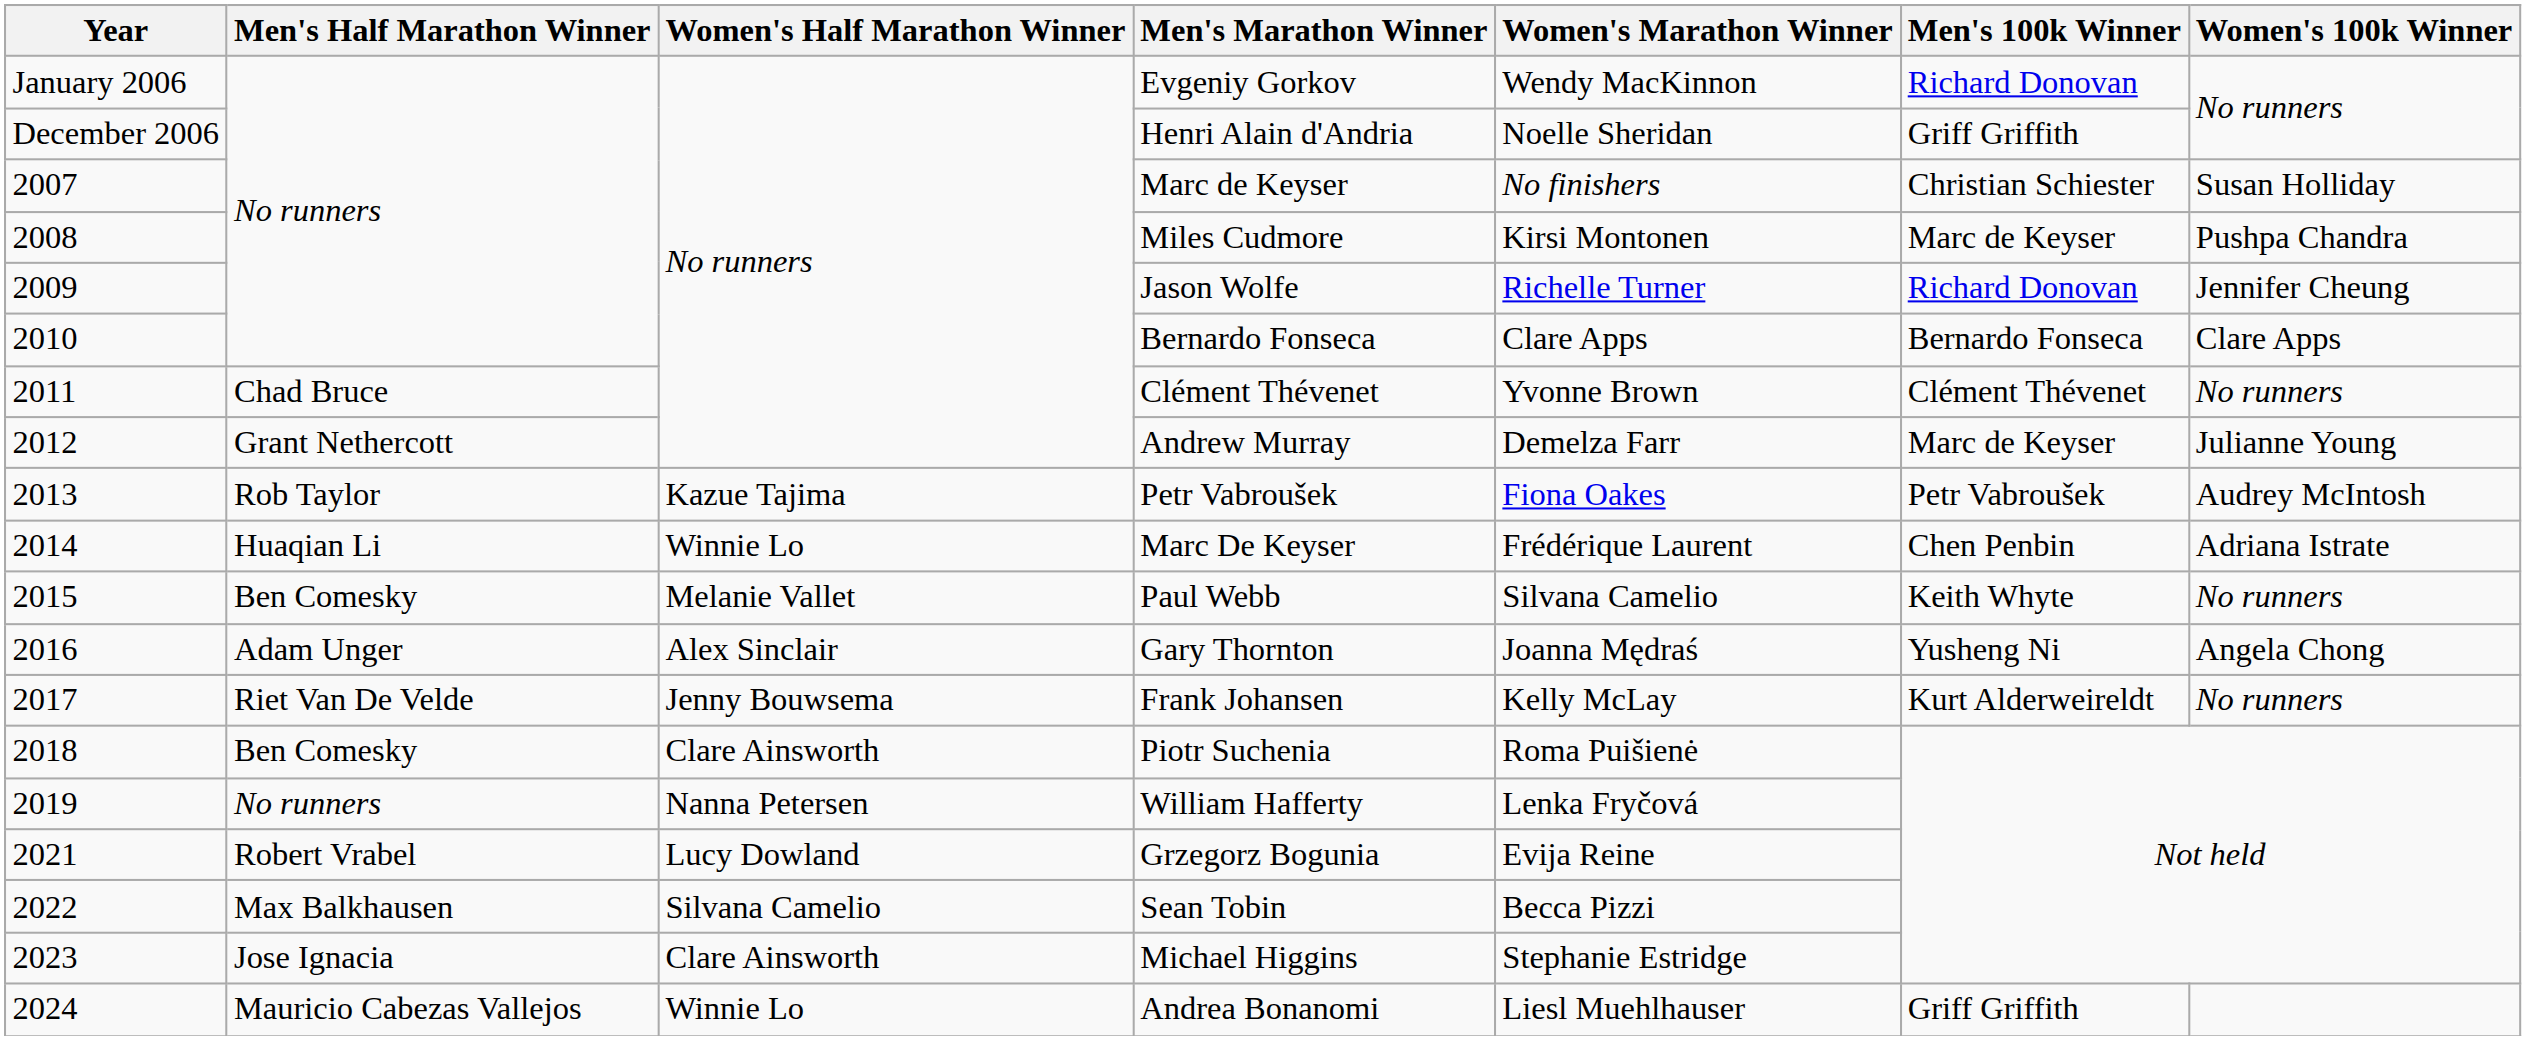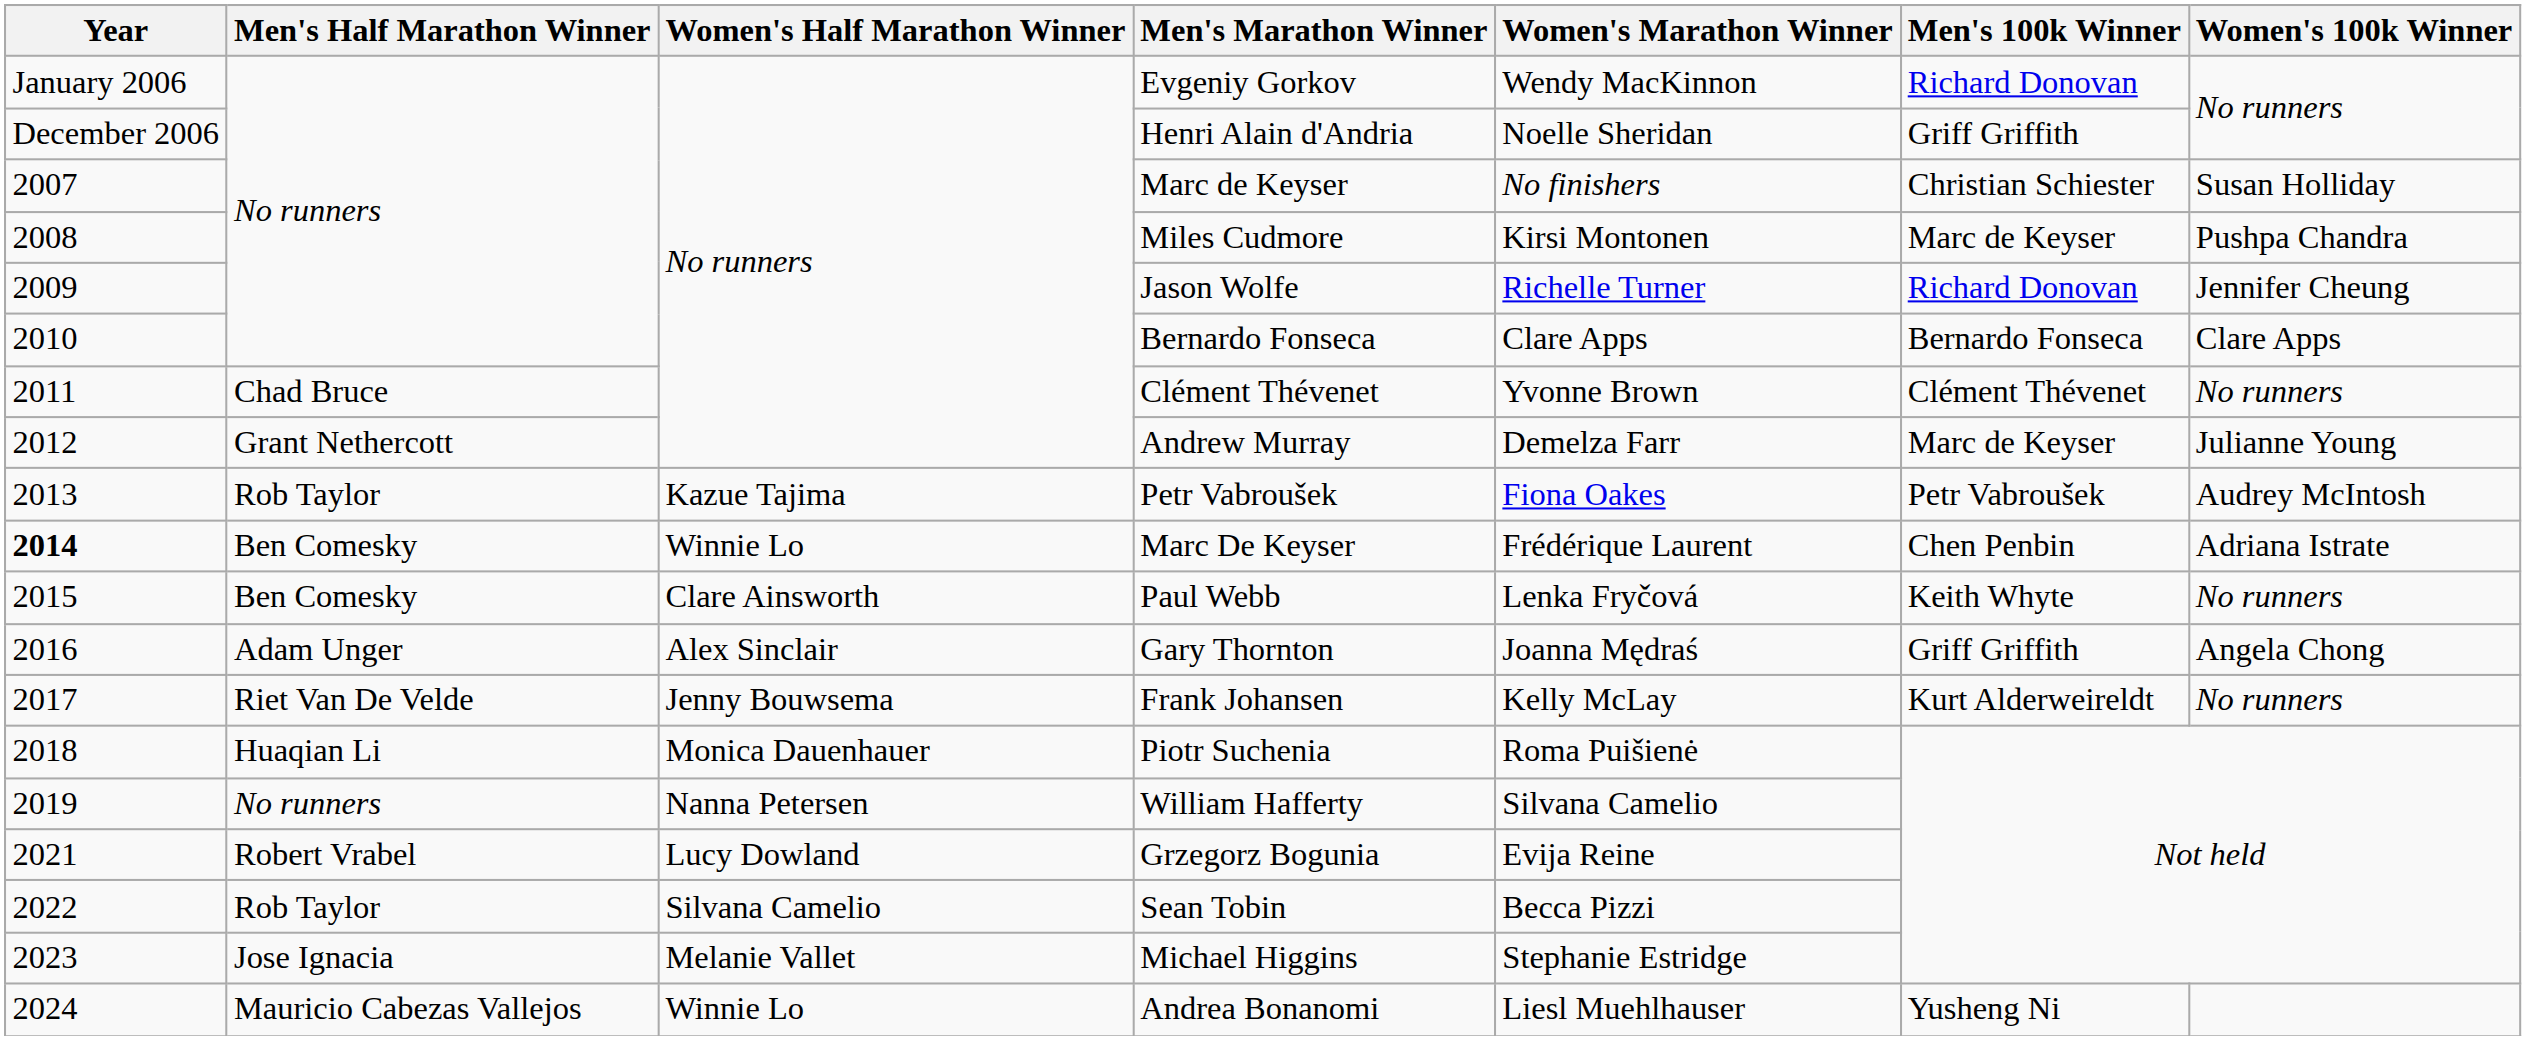(45, 545) normal -> (45, 545) bold
(308, 545) Huaqian Li -> (326, 545) Ben Comesky
(760, 596) Melanie Vallet -> (772, 596) Clare Ainsworth
(1610, 596) Silvana Camelio -> (1600, 596) Lenka Fryčová
(1984, 648) Yusheng Ni -> (1993, 648) Griff Griffith
(326, 751) Ben Comesky -> (308, 751) Huaqian Li
(772, 751) Clare Ainsworth -> (798, 751) Monica Dauenhauer
(1600, 802) Lenka Fryčová -> (1610, 802) Silvana Camelio
(344, 905) Max Balkhausen -> (307, 905) Rob Taylor
(772, 957) Clare Ainsworth -> (760, 957) Melanie Vallet
(1993, 1008) Griff Griffith -> (1984, 1008) Yusheng Ni
